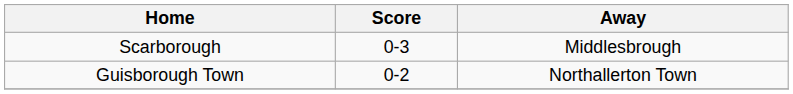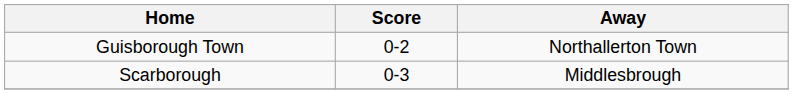rows swapped: (170, 74) <-> (170, 46)
